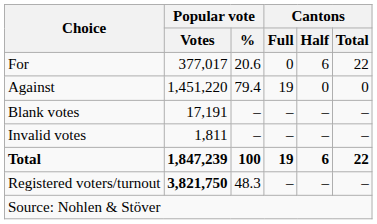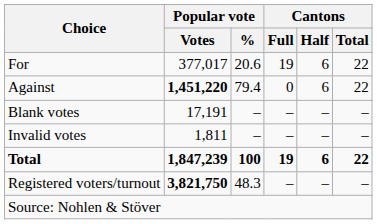(290, 64) 0 -> (286, 64) 19
(197, 87) normal -> (197, 87) bold
(286, 87) 19 -> (290, 87) 0
(325, 87) 0 -> (325, 87) 6
(365, 87) 0 -> (361, 87) 22
